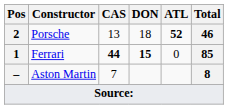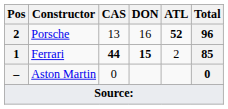(145, 34) 18 -> (145, 34) 16
(207, 34) 46 -> (207, 34) 96
(176, 54) 0 -> (176, 54) 2
(114, 73) 7 -> (114, 73) 0
(207, 73) 8 -> (207, 73) 0
